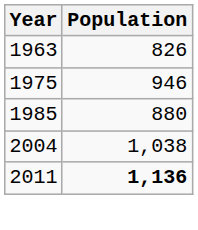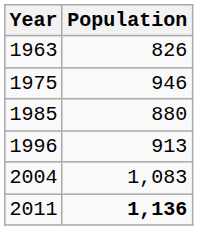+ row: (34, 146)
(157, 146) 1,038 -> (157, 177) 1,083
